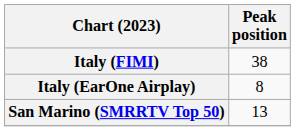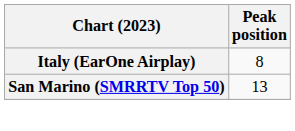- row: (116, 61)
